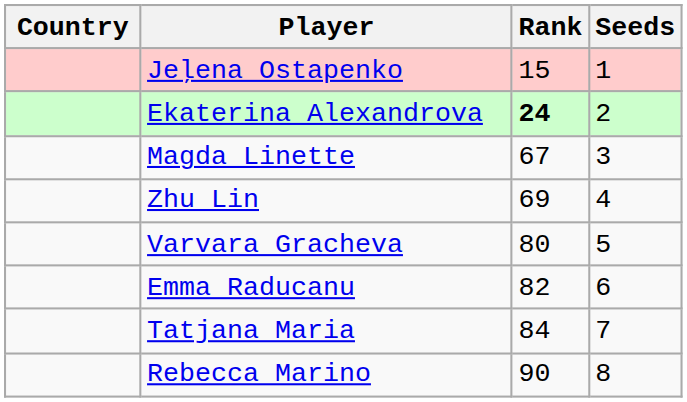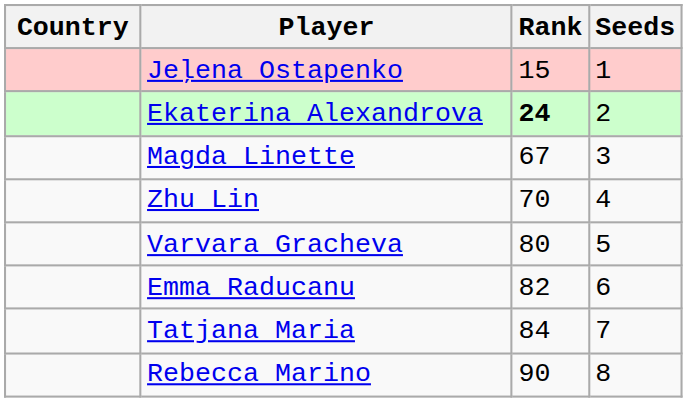(534, 200) 69 -> (534, 200) 70
